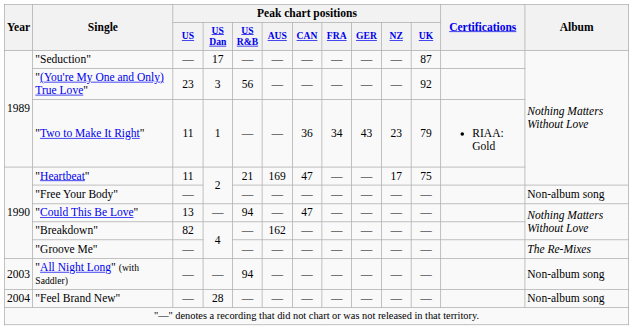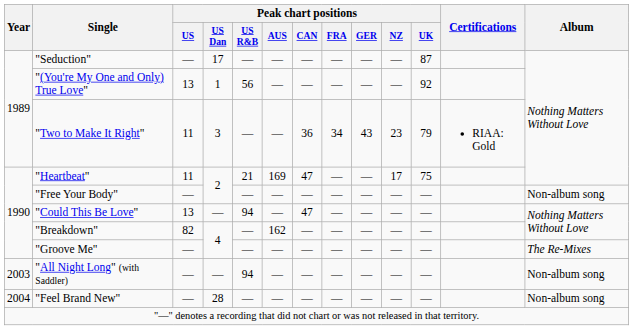(188, 84) 23 -> (188, 84) 13
(218, 84) 3 -> (218, 84) 1
(218, 133) 1 -> (218, 133) 3
